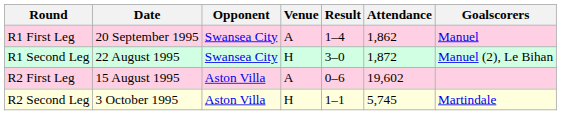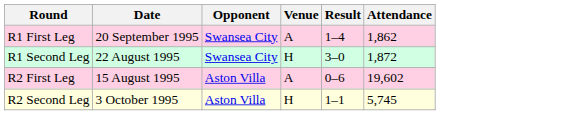- column: (496, 15)
